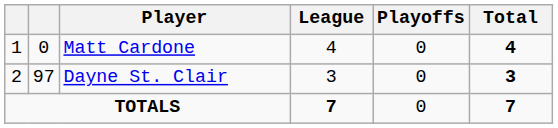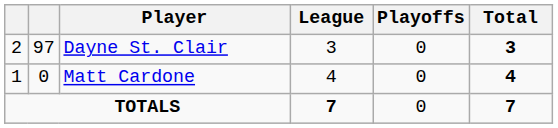rows swapped: (129, 49) <-> (146, 79)
